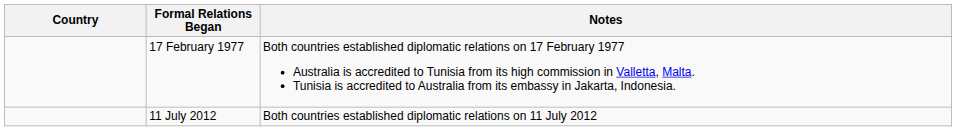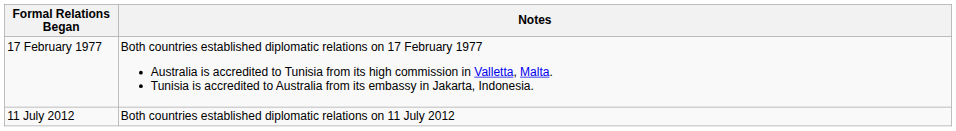- column: (75, 20)
